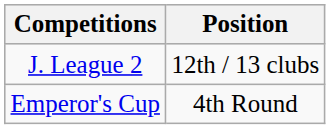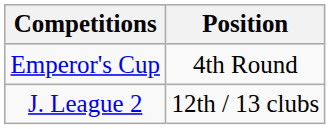rows swapped: (85, 63) <-> (85, 103)
